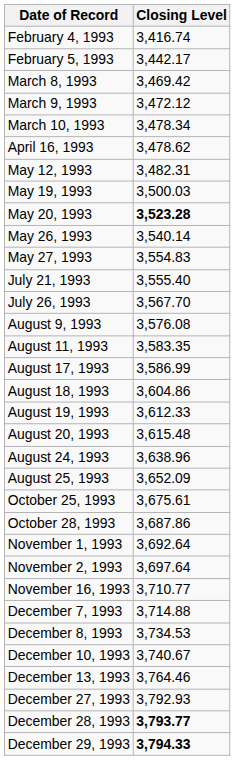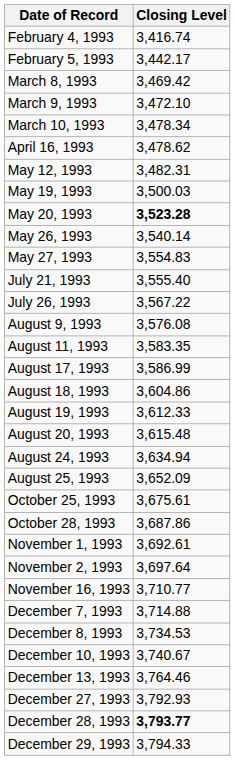(163, 103) 3,472.12 -> (163, 103) 3,472.10
(163, 302) 3,567.70 -> (163, 302) 3,567.22
(163, 457) 3,638.96 -> (163, 457) 3,634.94
(163, 545) 3,692.64 -> (163, 545) 3,692.61
(163, 744) bold -> (163, 744) normal
